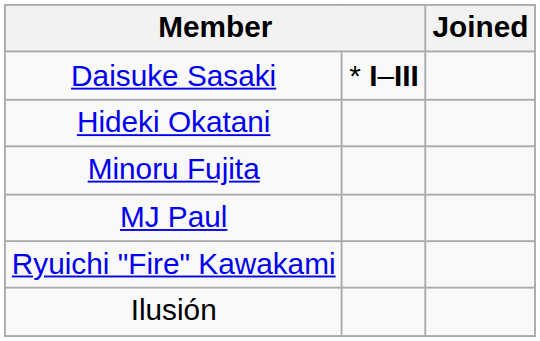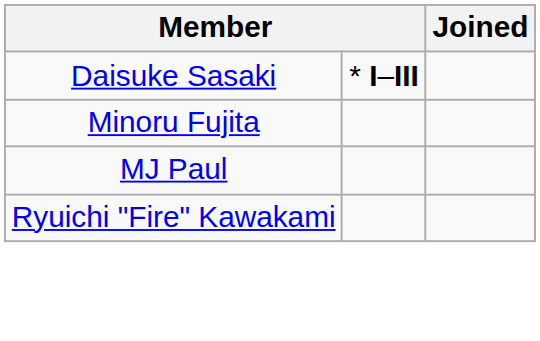- row: (174, 122)
- row: (174, 311)
